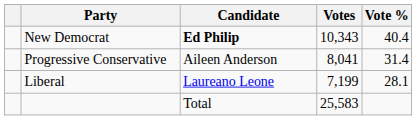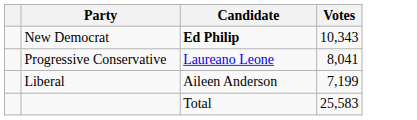- column: (387, 15)
(230, 59) Aileen Anderson -> (229, 59) Laureano Leone
(229, 81) Laureano Leone -> (230, 81) Aileen Anderson
